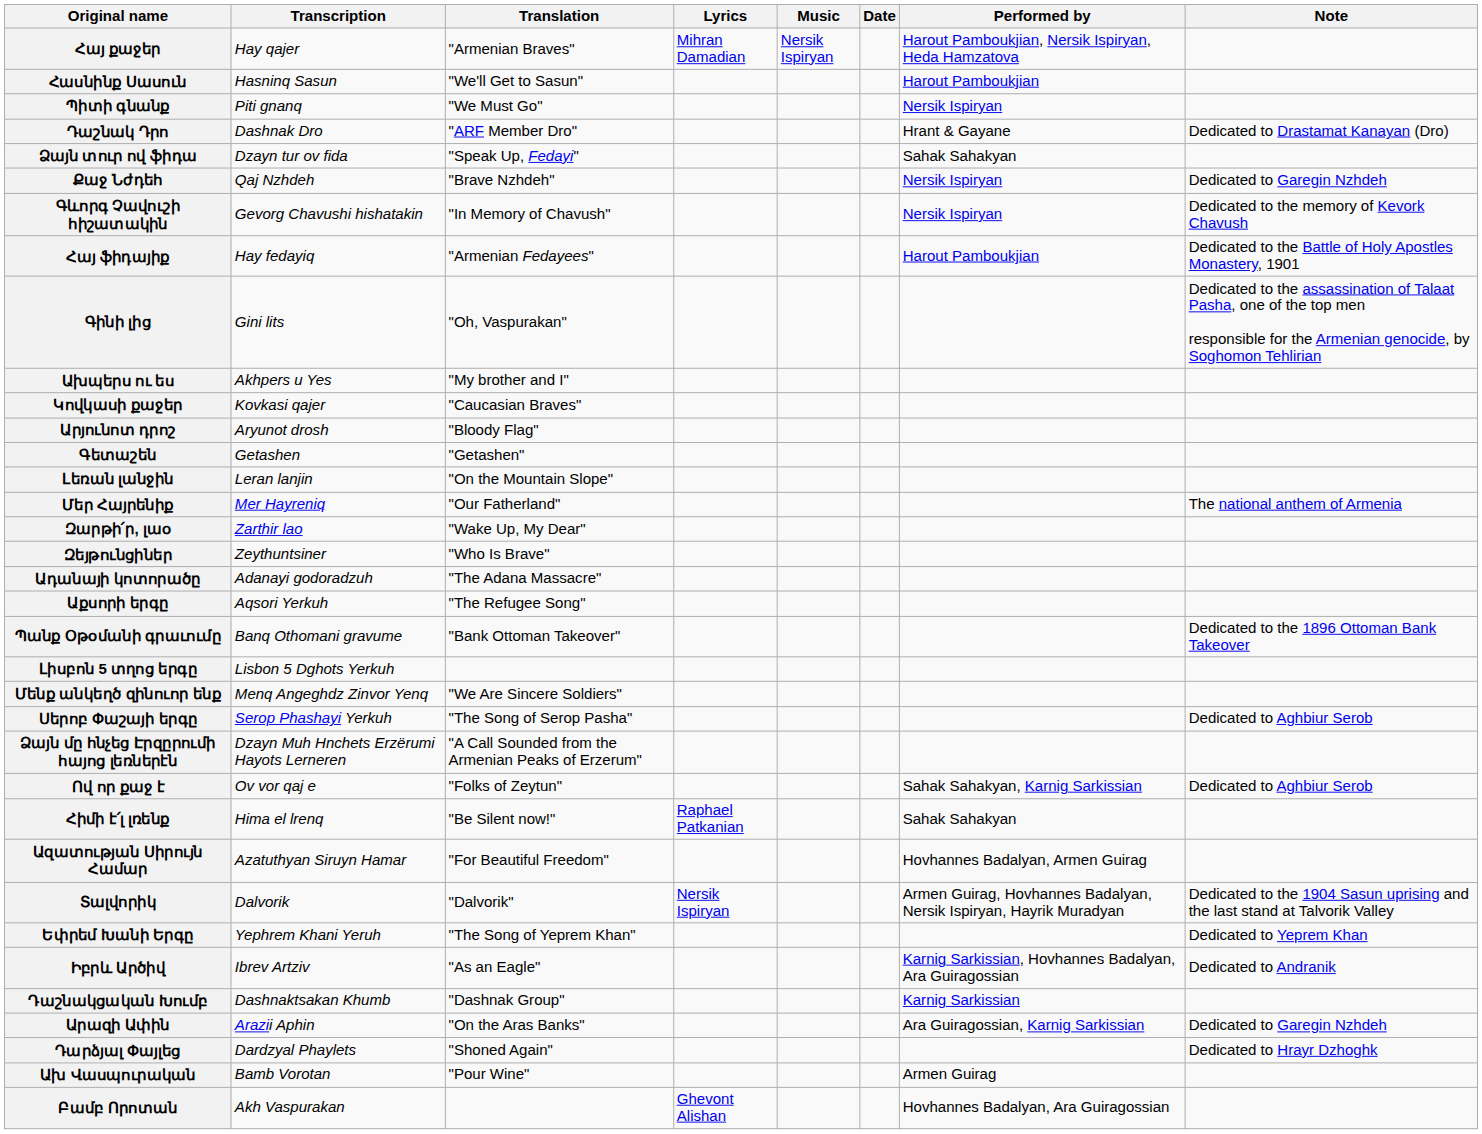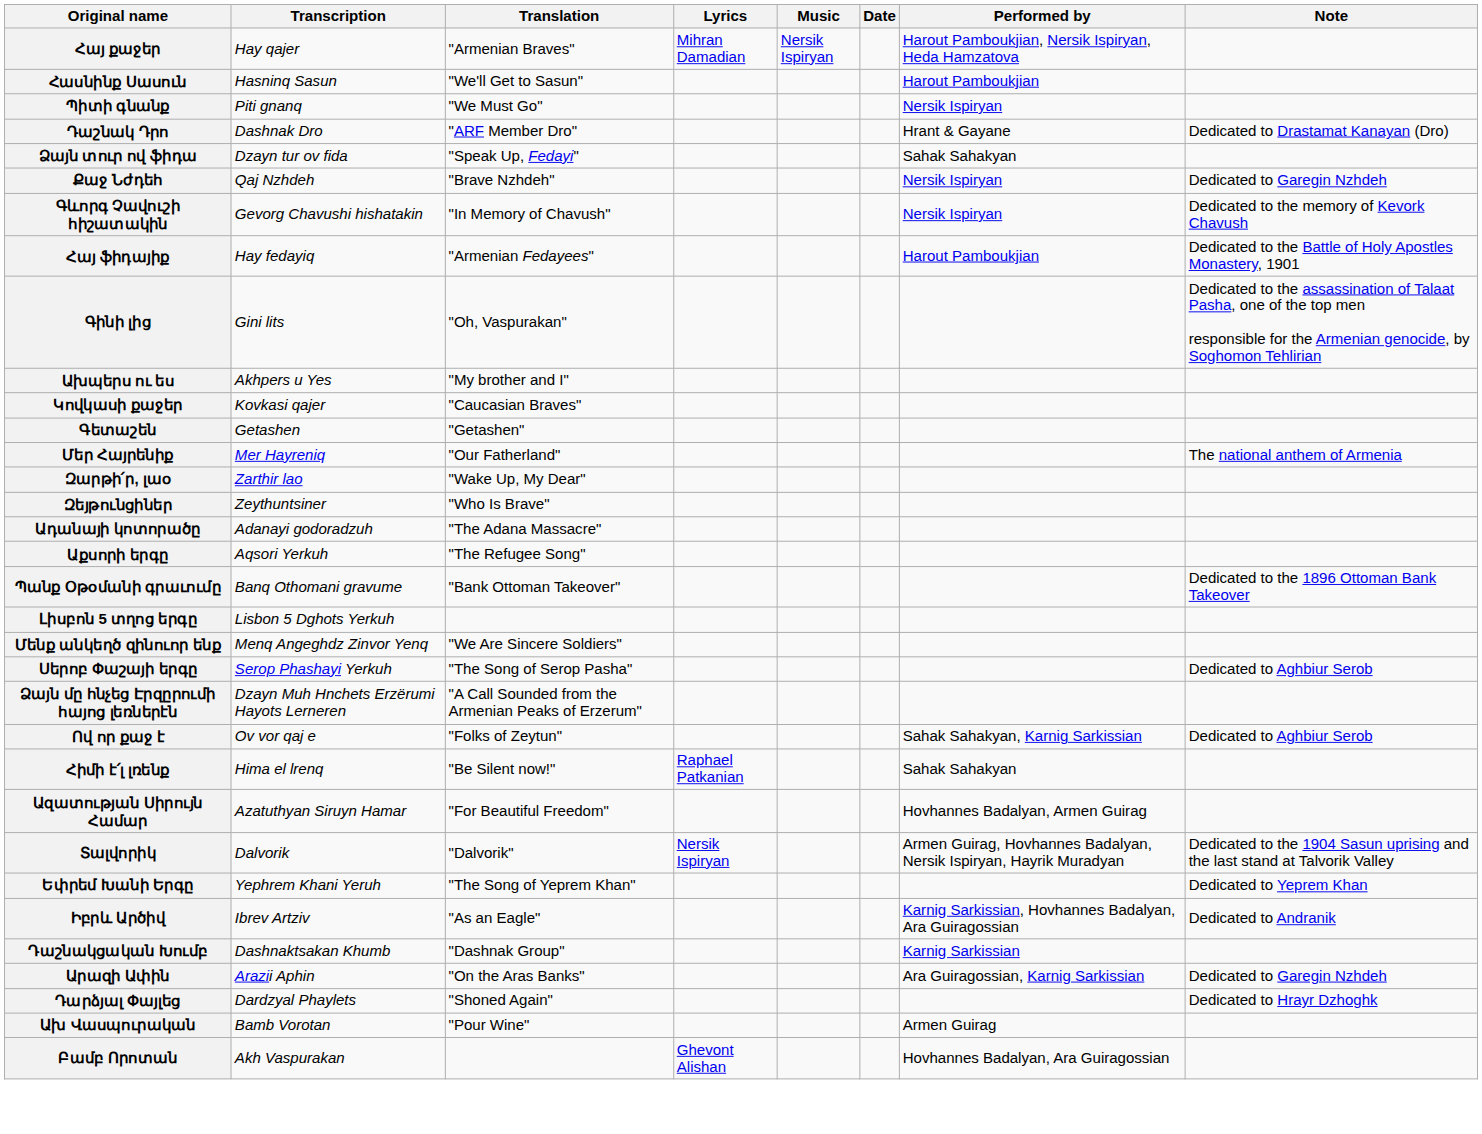- row: (118, 430)
- row: (118, 480)
